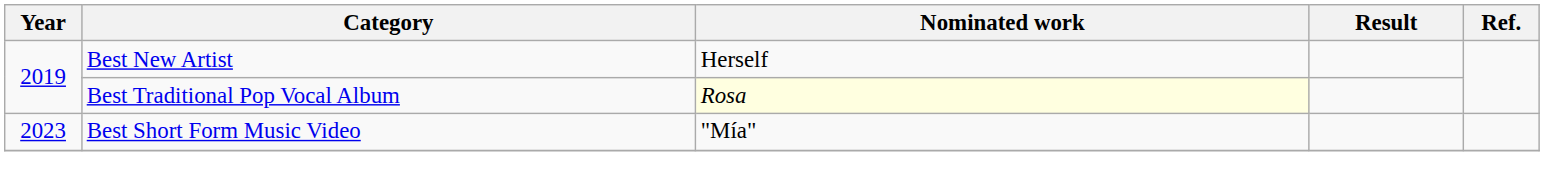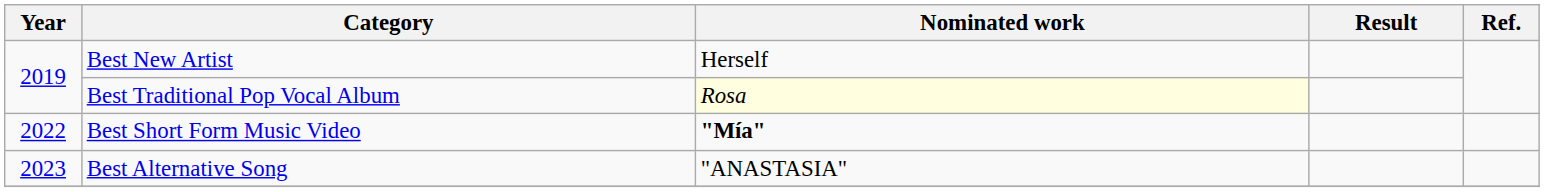(43, 131) 2023 -> (43, 131) 2022
(728, 131) normal -> (733, 131) bold
+ row: (187, 167)
